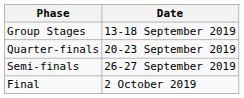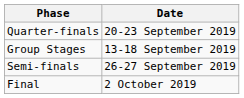rows swapped: (46, 31) <-> (53, 49)
